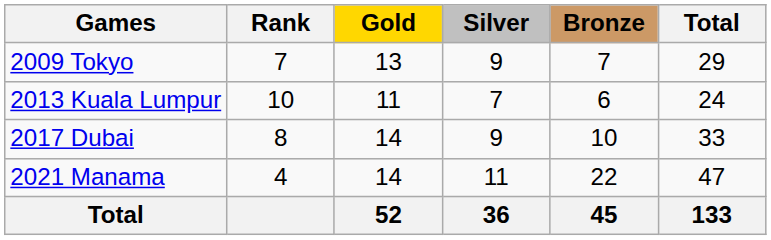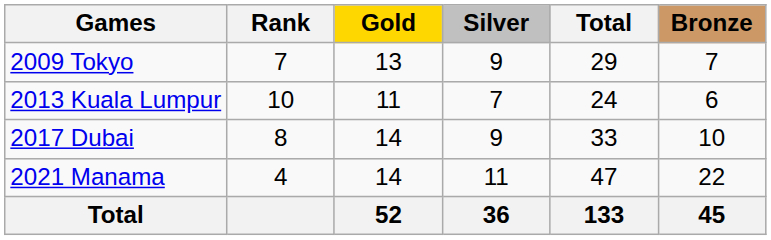columns swapped: (604, 23) <-> (712, 23)
